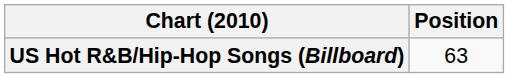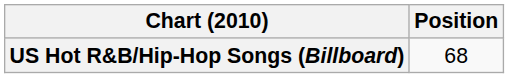(456, 55) 63 -> (456, 55) 68
